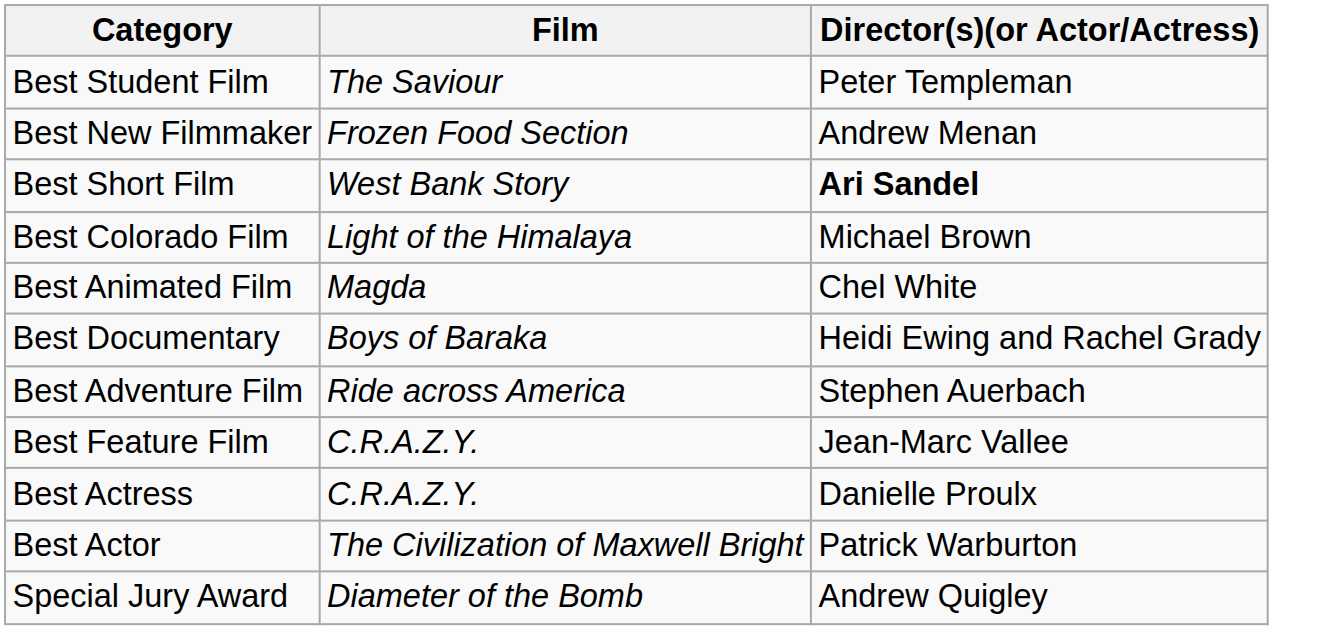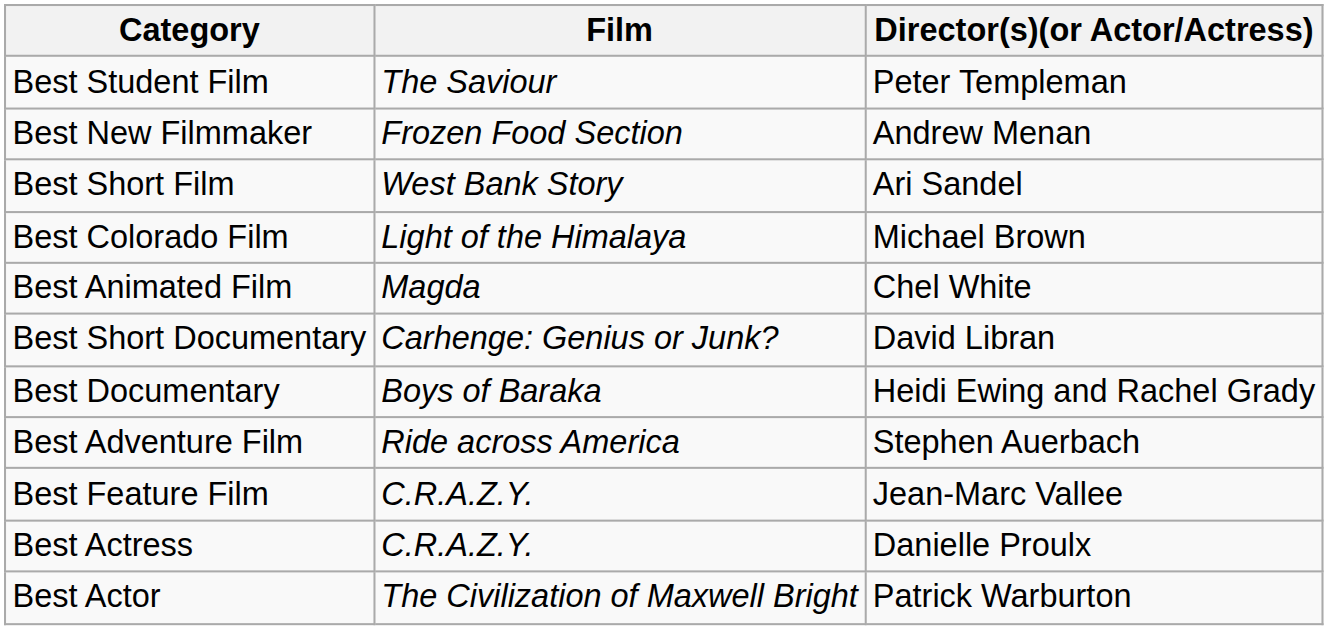(899, 184) bold -> (948, 184) normal
+ row: (189, 339)
- row: (150, 596)
